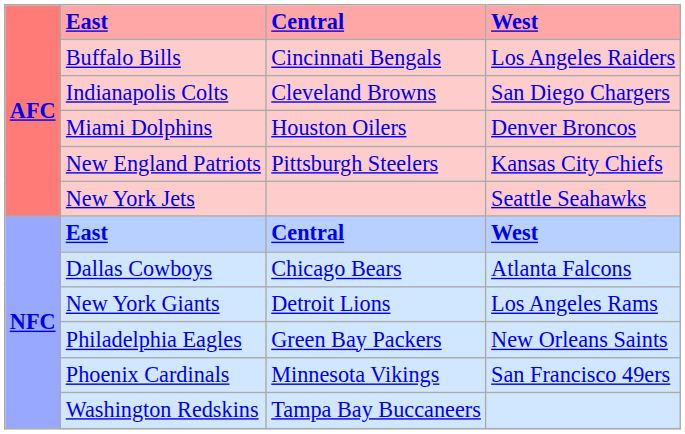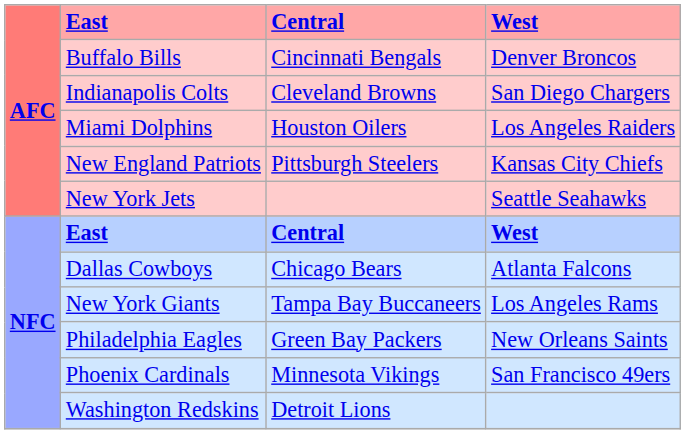(583, 57) Los Angeles Raiders -> (564, 57) Denver Broncos
(564, 127) Denver Broncos -> (583, 127) Los Angeles Raiders
(331, 304) Detroit Lions -> (376, 304) Tampa Bay Buccaneers
(376, 410) Tampa Bay Buccaneers -> (331, 410) Detroit Lions
